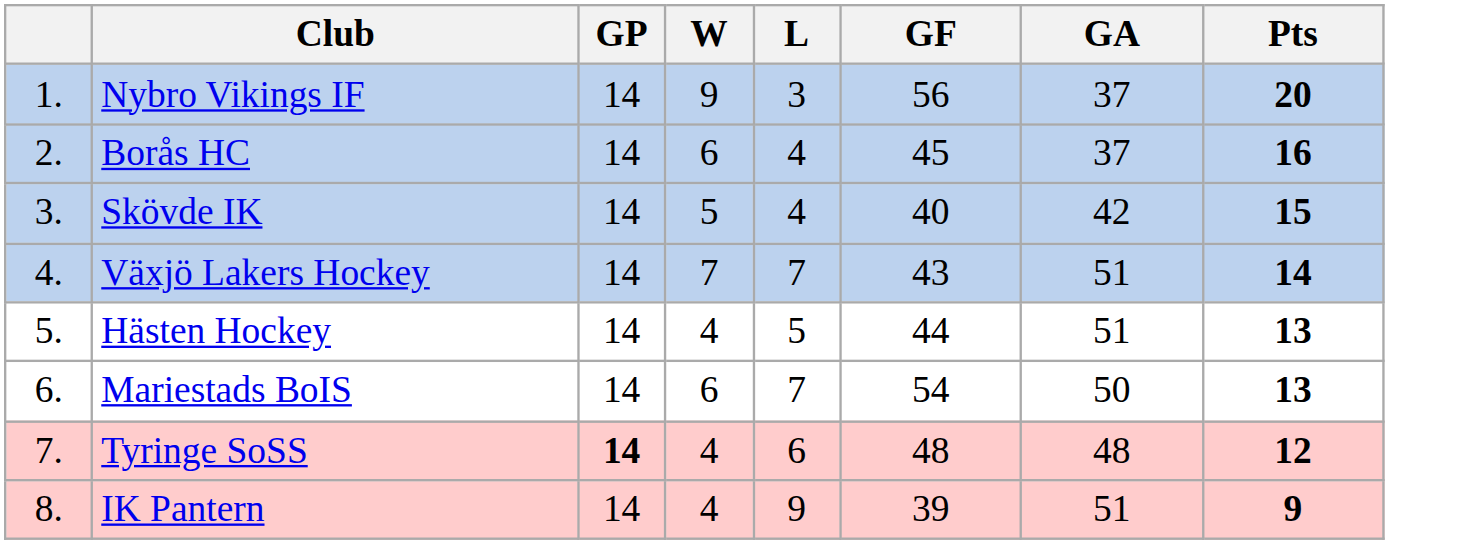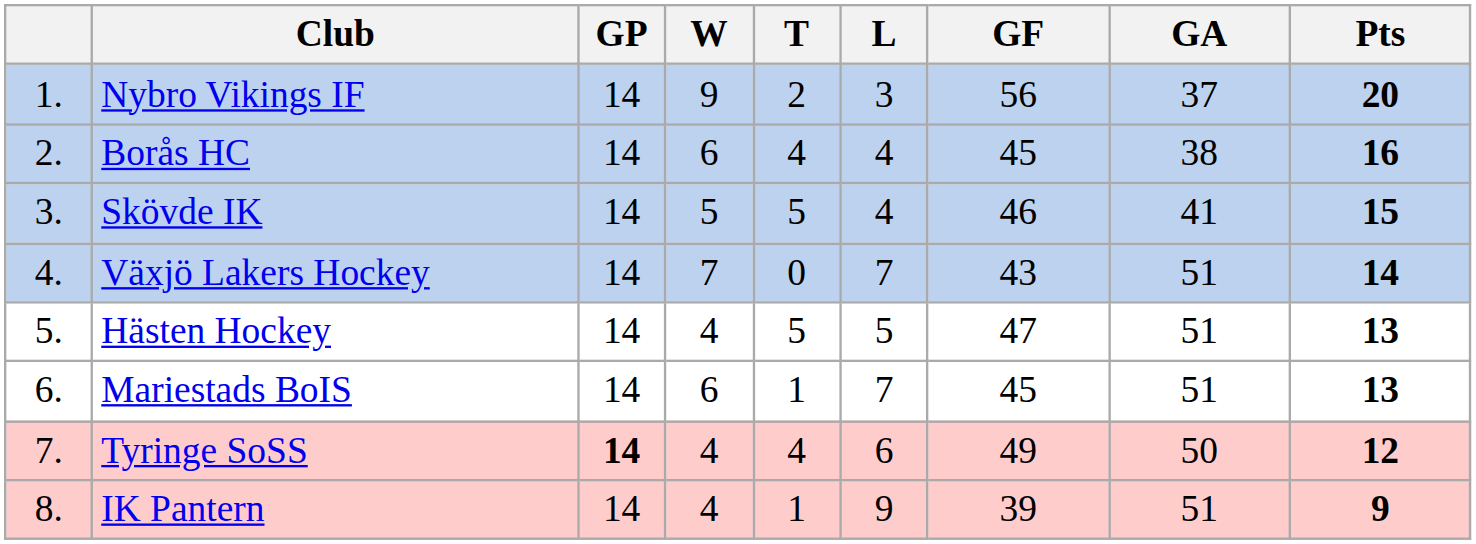+ column: (797, 34)
(1112, 152) 37 -> (1199, 152) 38
(931, 212) 40 -> (1018, 212) 46
(1112, 212) 42 -> (1199, 212) 41
(931, 331) 44 -> (1018, 331) 47
(931, 390) 54 -> (1018, 390) 45
(1112, 390) 50 -> (1199, 390) 51
(931, 449) 48 -> (1018, 449) 49
(1112, 449) 48 -> (1199, 449) 50
